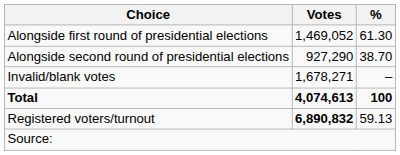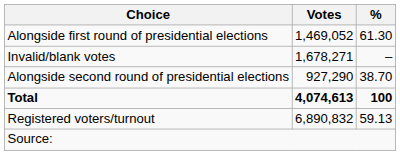rows swapped: (148, 56) <-> (61, 77)
(324, 118) bold -> (324, 118) normal
